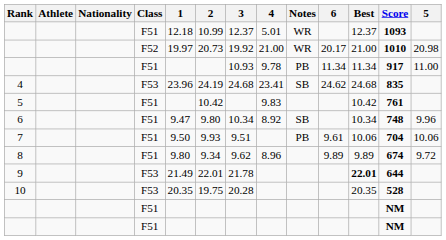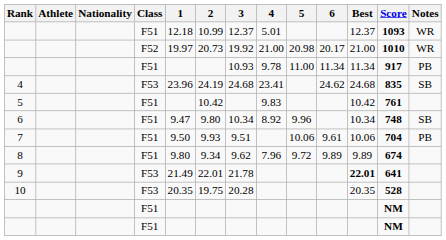columns swapped: (426, 13) <-> (302, 13)
(271, 155) 8.96 -> (271, 155) 7.96
(395, 173) 644 -> (393, 173) 641
